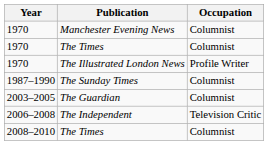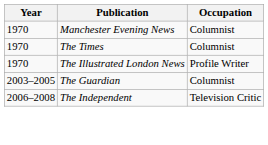- row: (31, 81)
- row: (31, 132)
